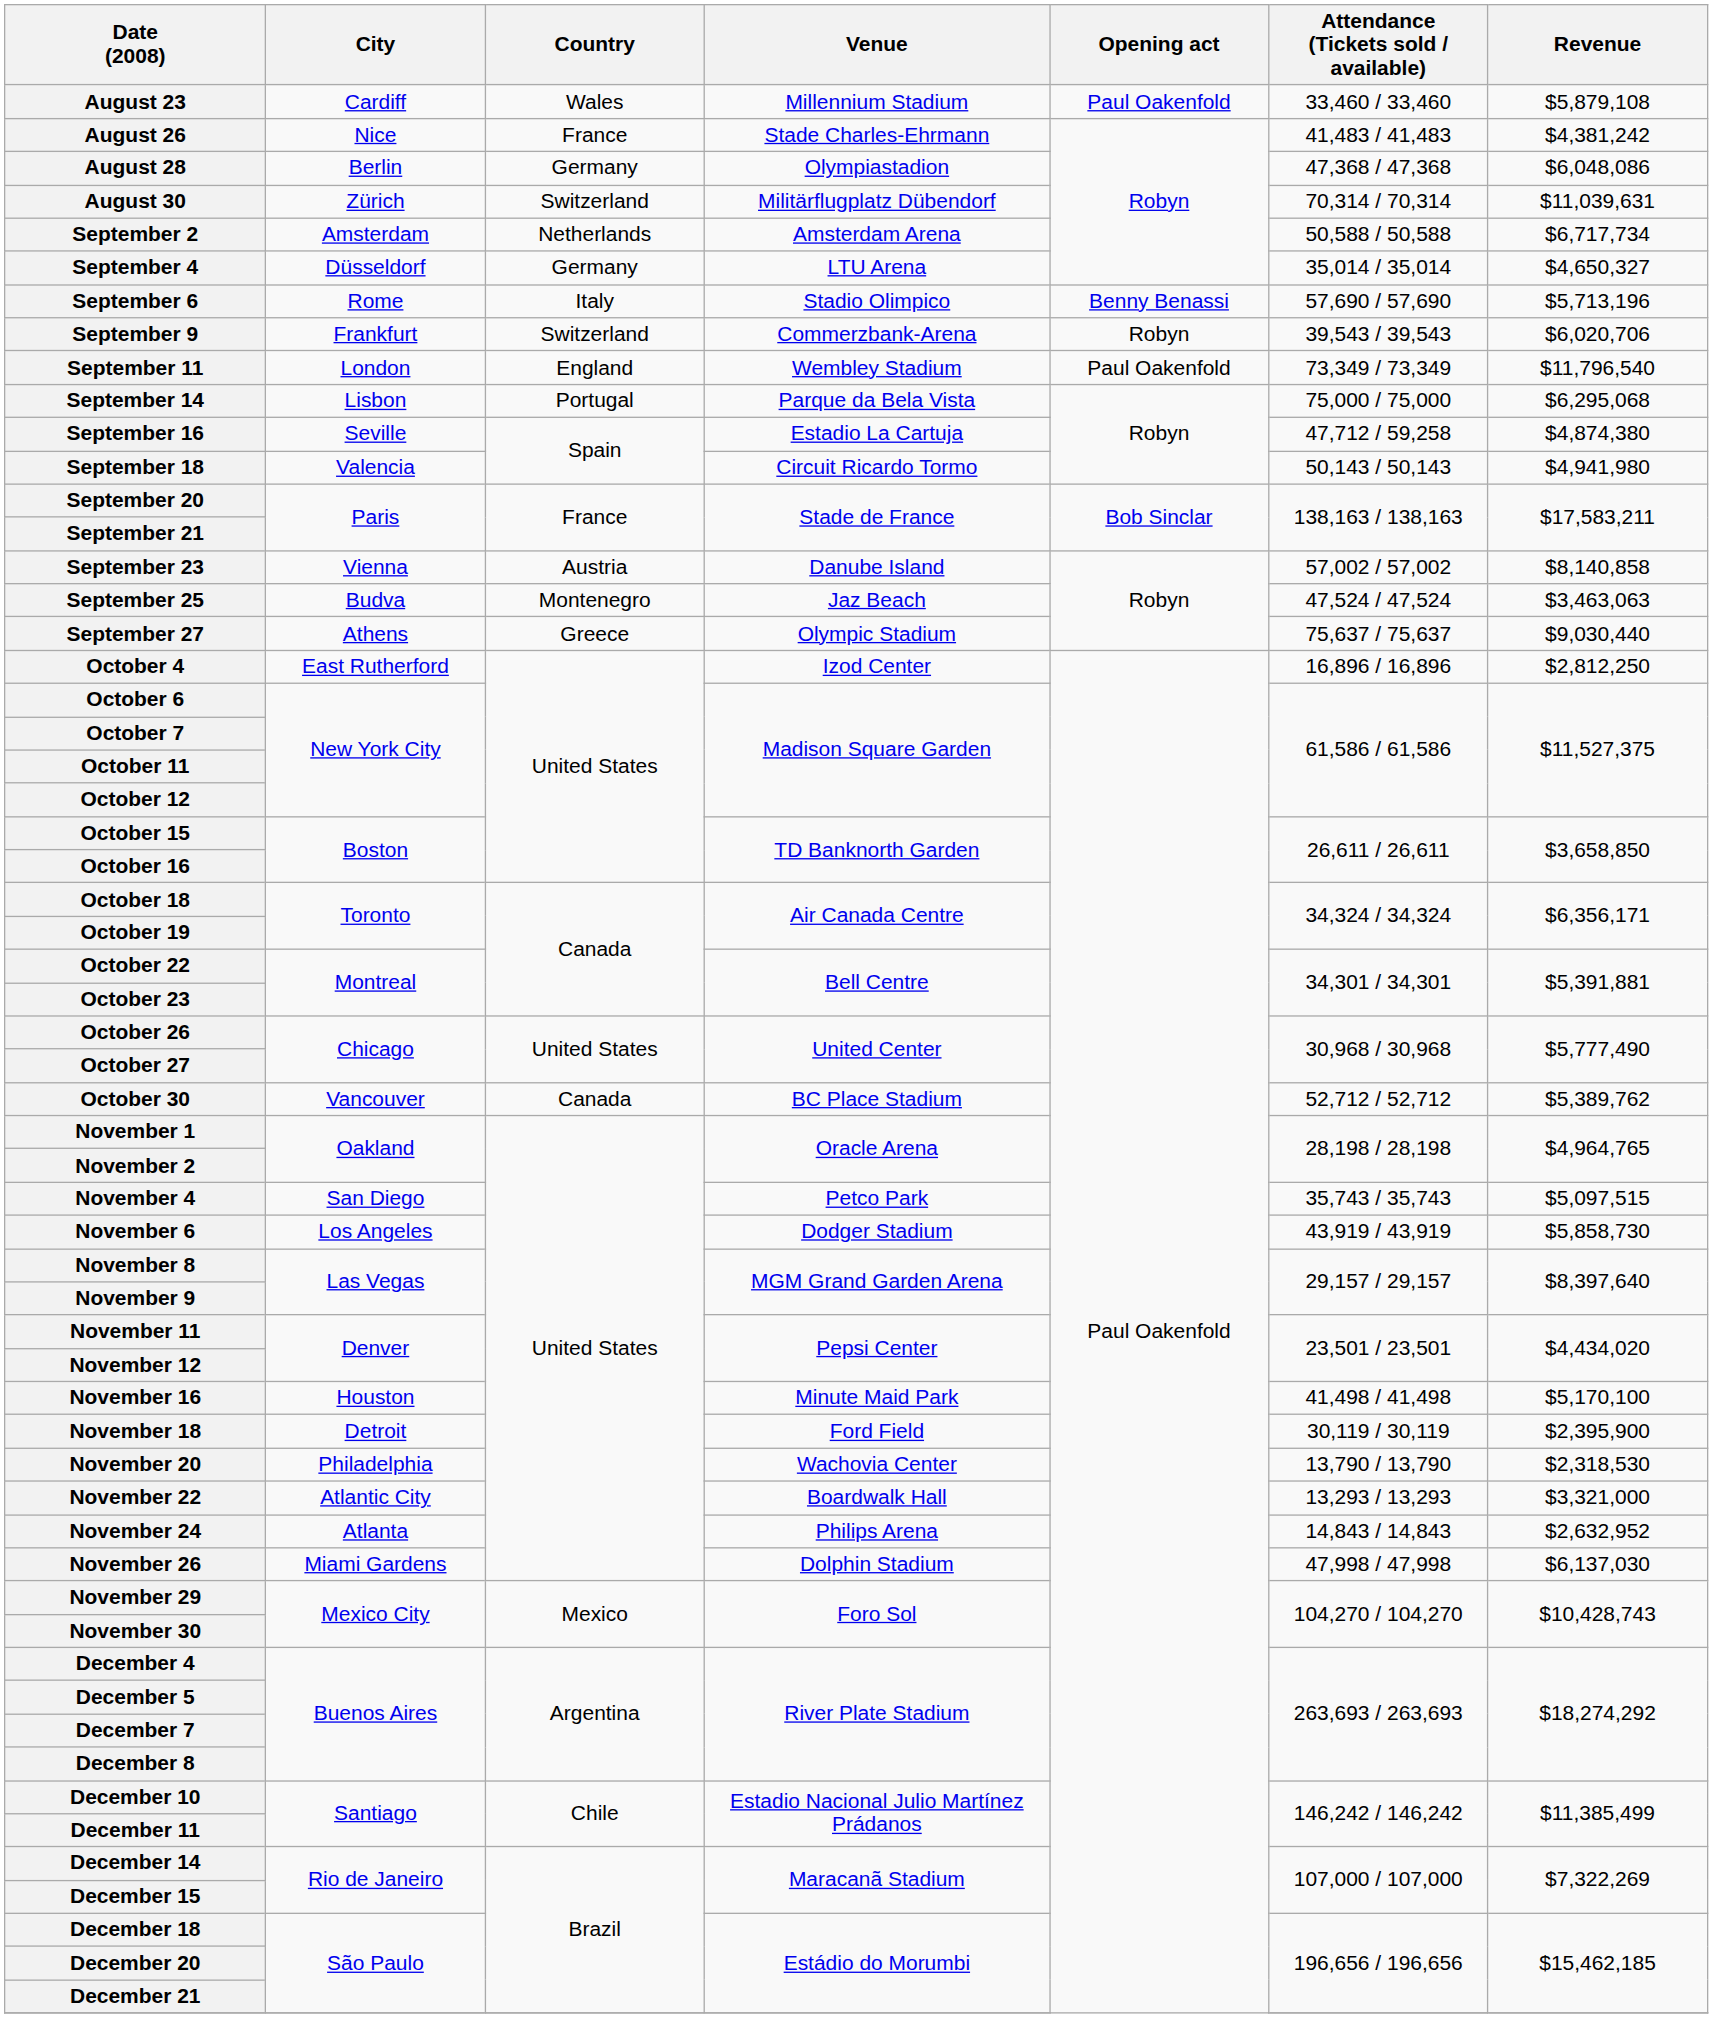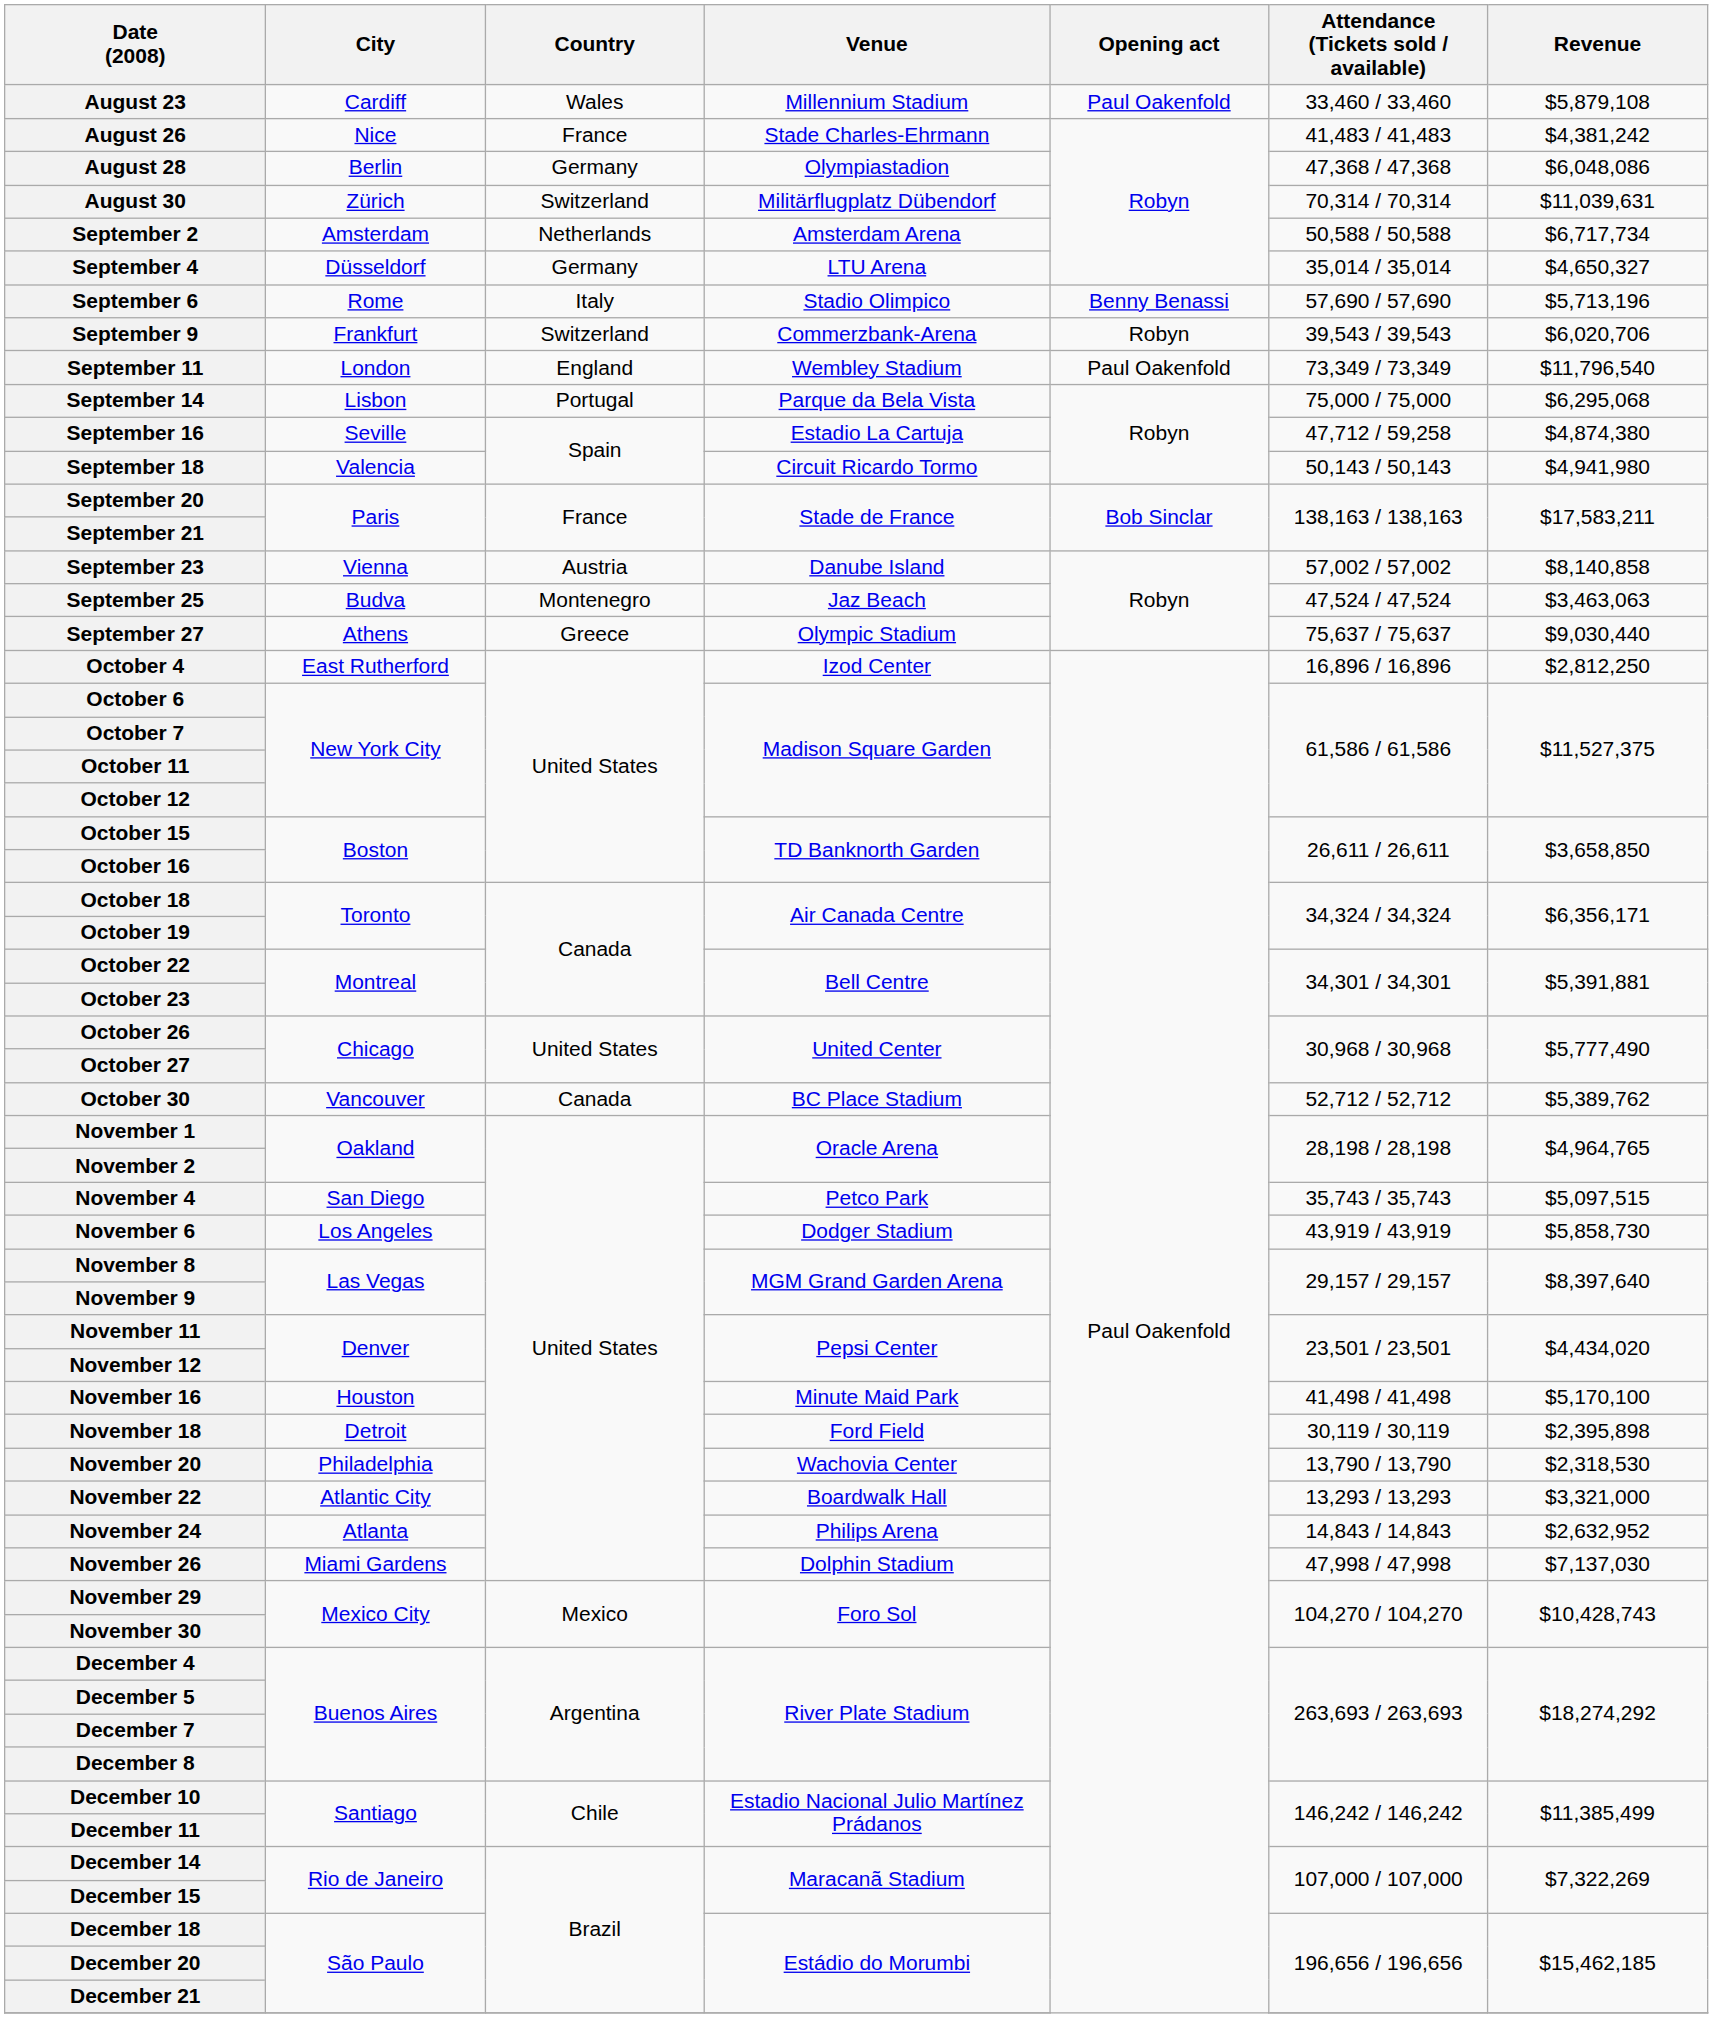(1598, 1431) $2,395,900 -> (1598, 1431) $2,395,898
(1598, 1564) $6,137,030 -> (1598, 1564) $7,137,030
